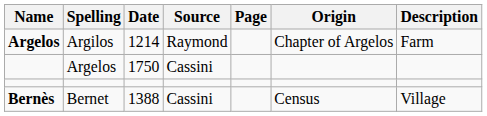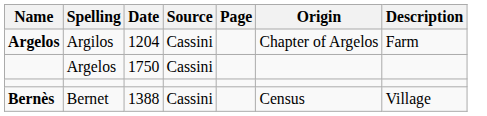(144, 41) 1214 -> (144, 41) 1204
(197, 41) Raymond -> (190, 41) Cassini
